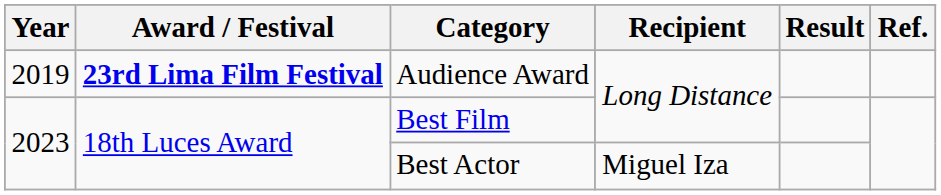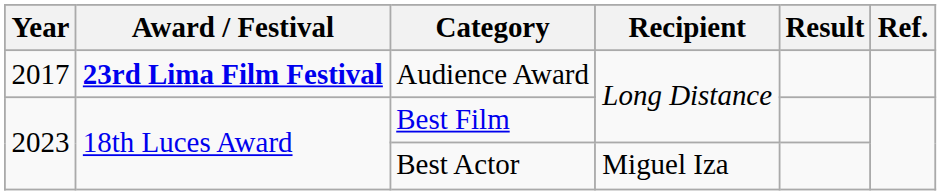(41, 73) 2019 -> (41, 73) 2017
